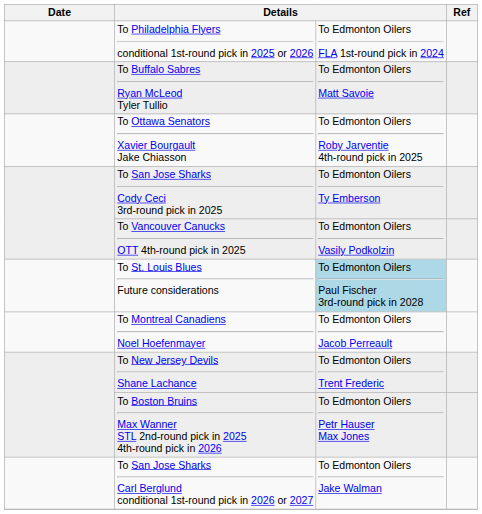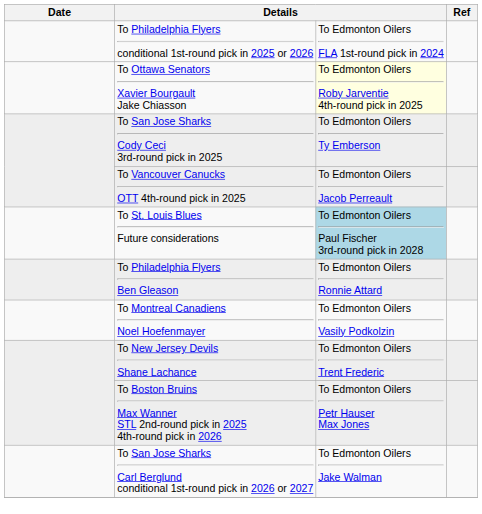- row: (215, 87)
(381, 140) no background -> (381, 87) lightyellow background
(381, 239) To Edmonton Oilers Vasily Podkolzin -> (381, 186) To Edmonton Oilers Jacob Perreault
+ row: (215, 279)
(381, 332) To Edmonton Oilers Jacob Perreault -> (381, 320) To Edmonton Oilers Vasily Podkolzin
